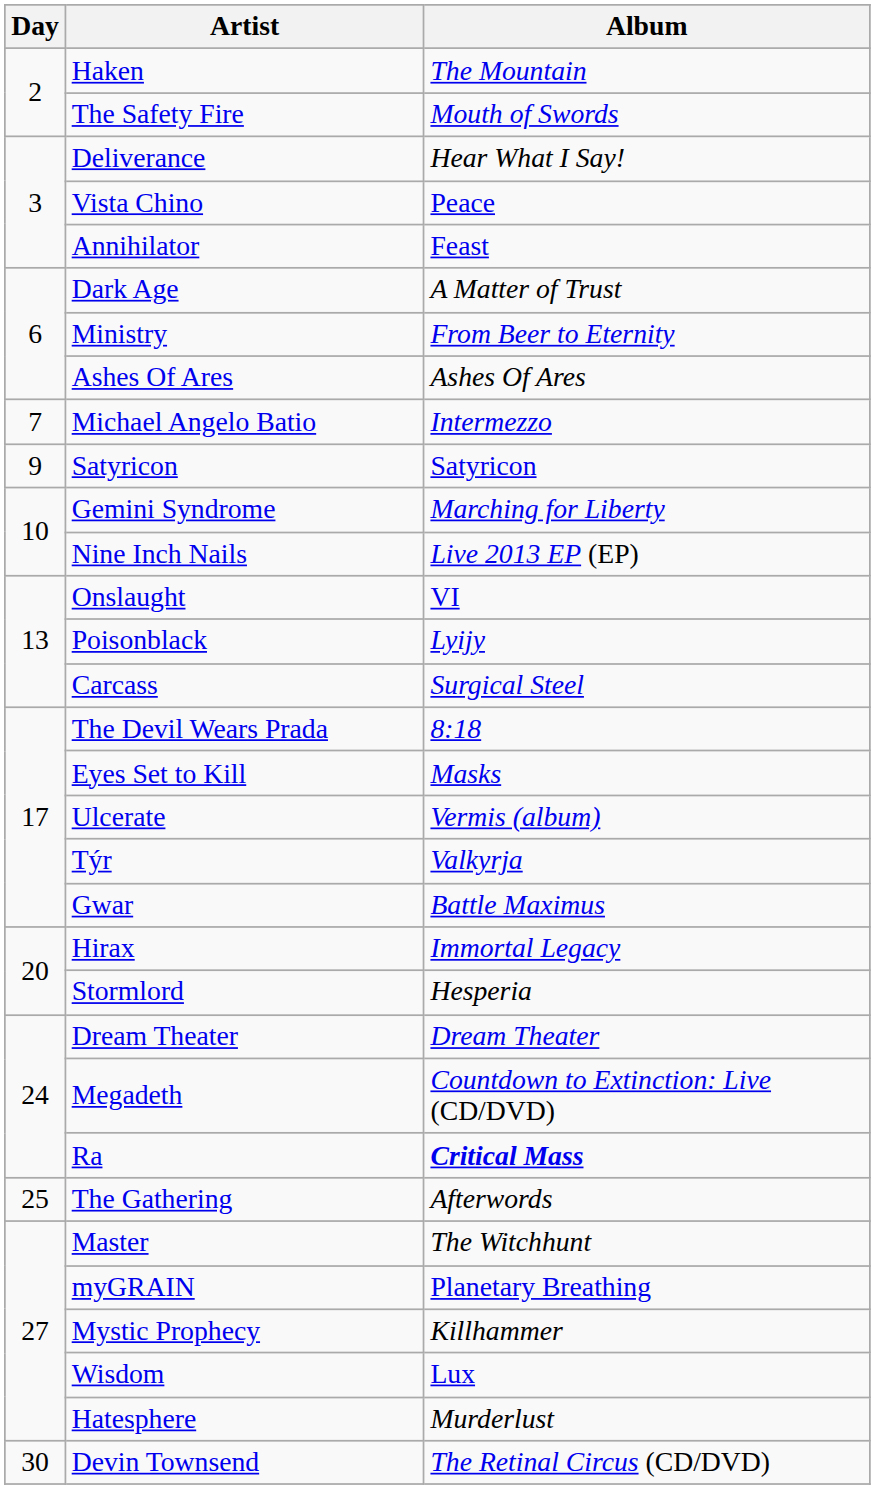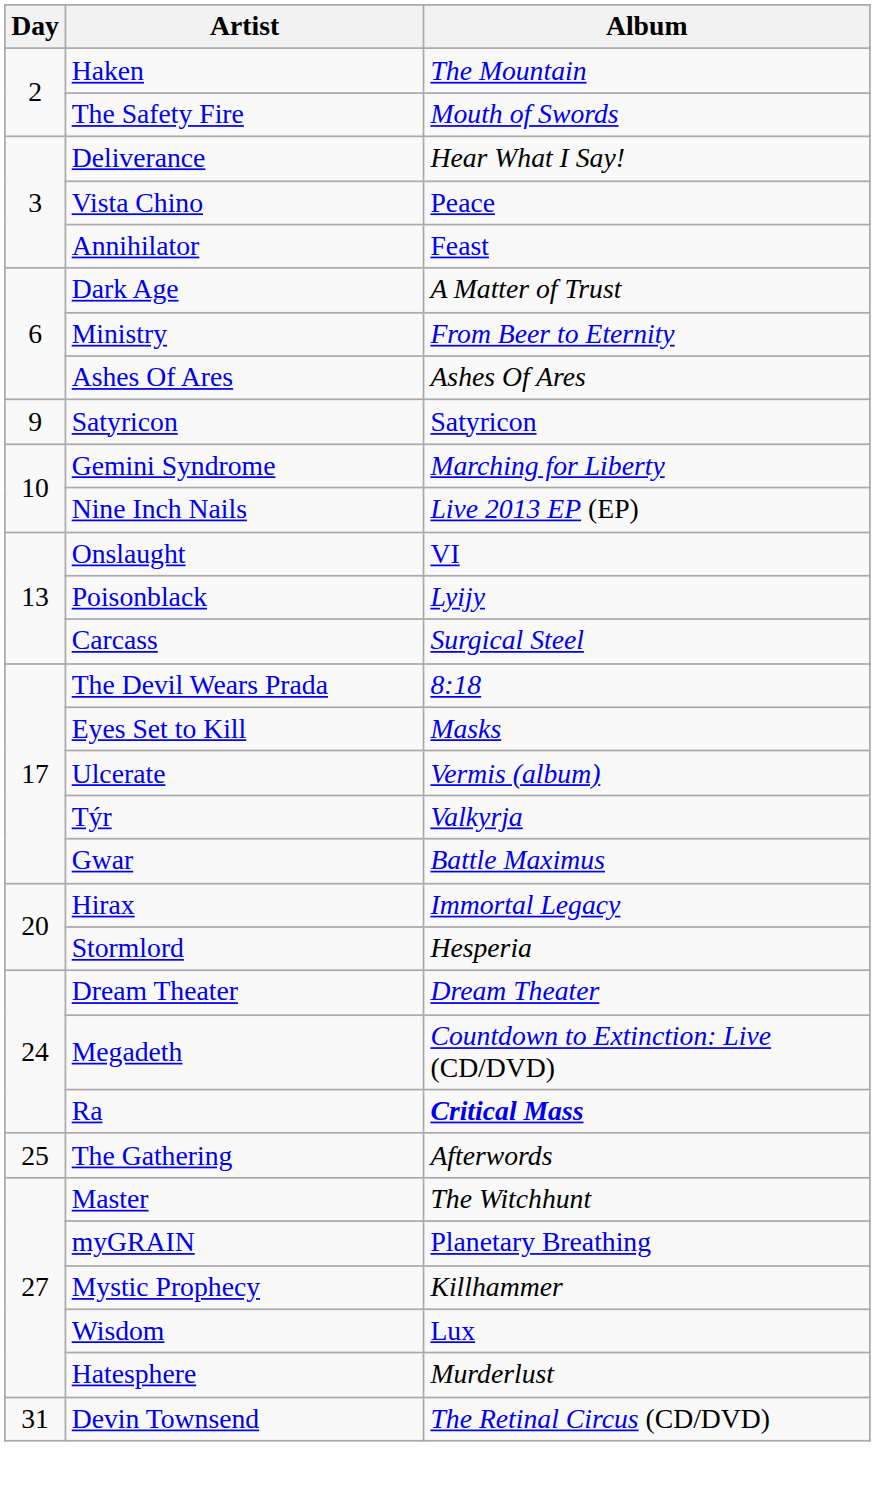- row: (194, 421)
(35, 1462) 30 -> (35, 1418) 31
